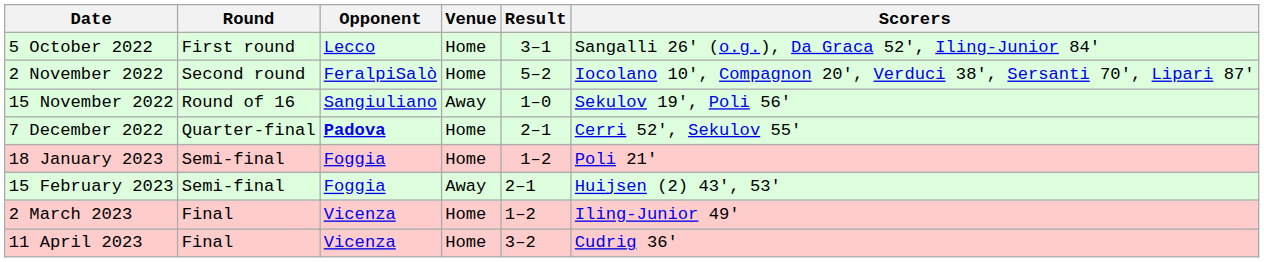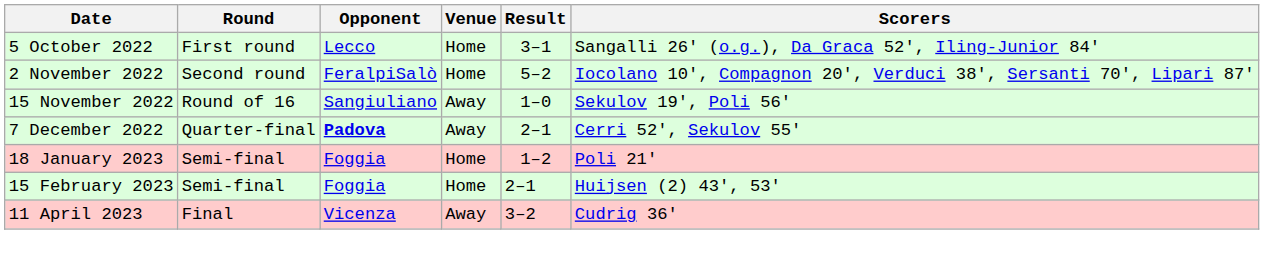(466, 131) Home -> (466, 131) Away
(466, 186) Away -> (466, 186) Home
- row: (71, 214)
(466, 242) Home -> (466, 214) Away
